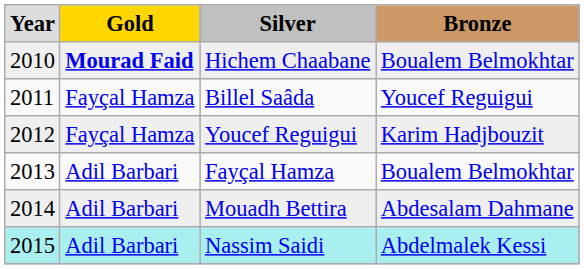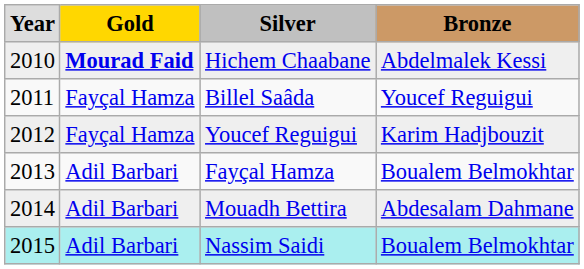(477, 60) Boualem Belmokhtar -> (464, 60) Abdelmalek Kessi
(464, 245) Abdelmalek Kessi -> (477, 245) Boualem Belmokhtar
